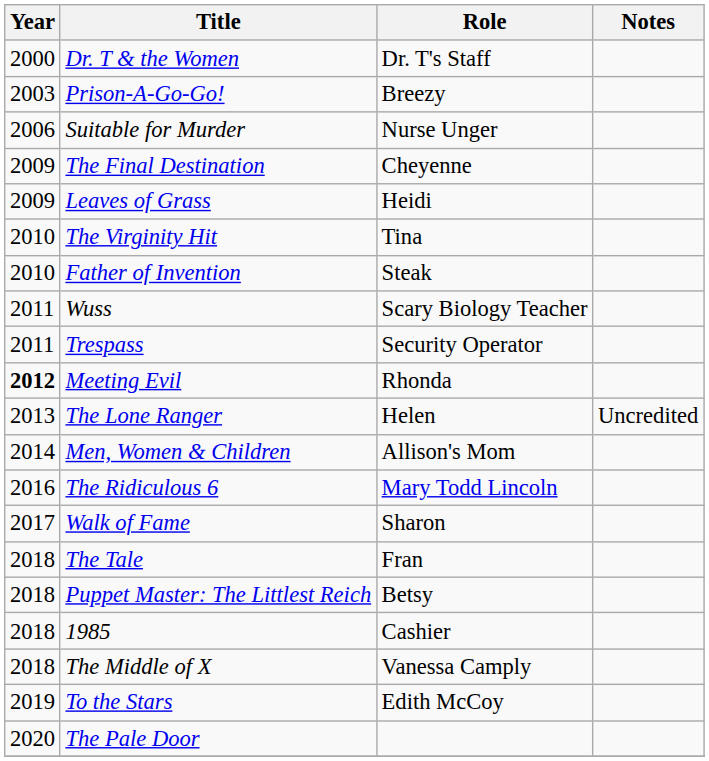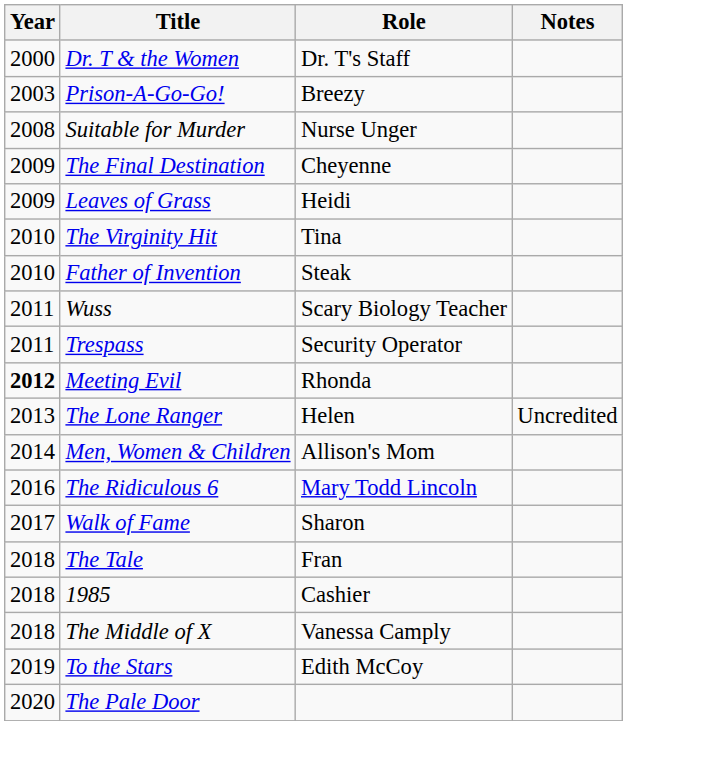(32, 129) 2006 -> (32, 129) 2008
- row: (218, 594)
